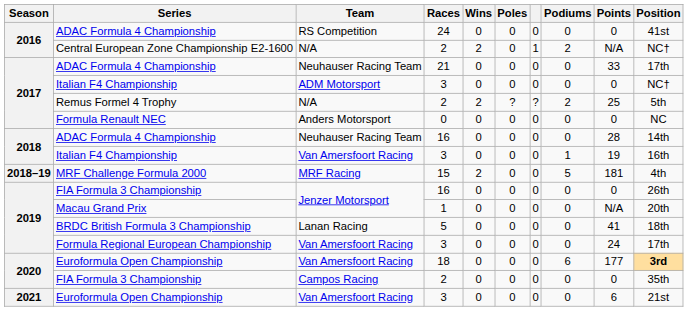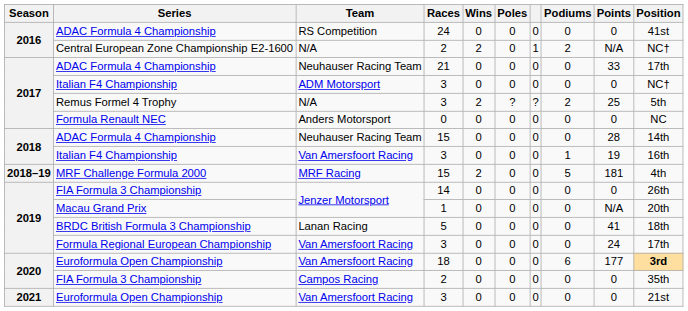(444, 102) 2 -> (444, 102) 3
(444, 138) 16 -> (444, 138) 15
(444, 191) 16 -> (444, 191) 14
(614, 298) 6 -> (614, 298) 0
